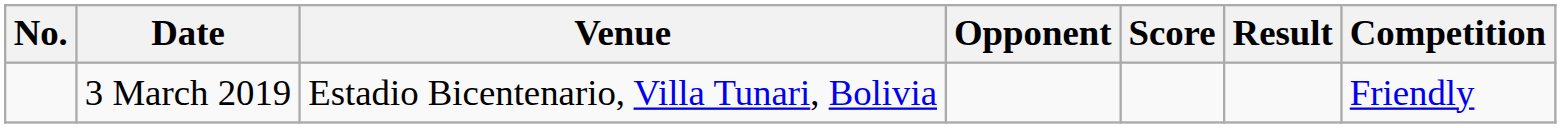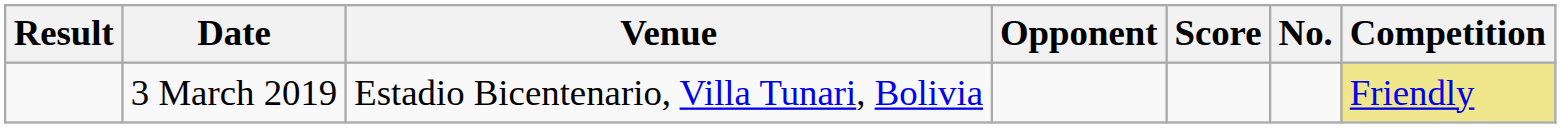columns swapped: (41, 33) <-> (1283, 33)
(1412, 92) no background -> (1412, 92) khaki background
